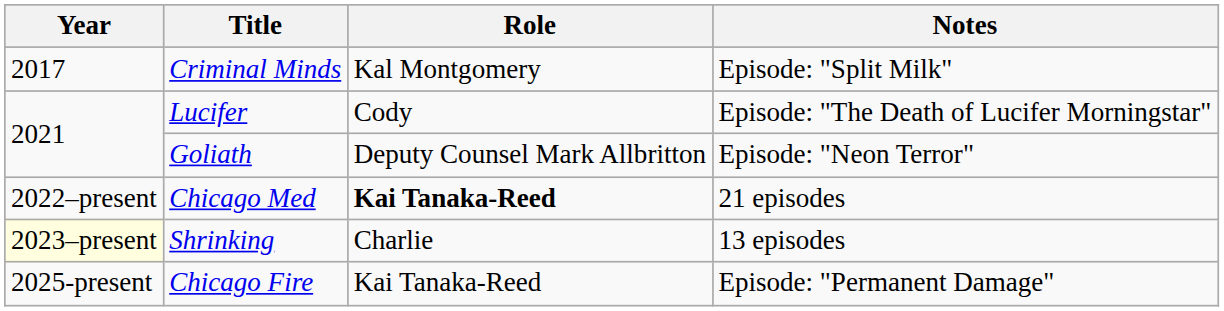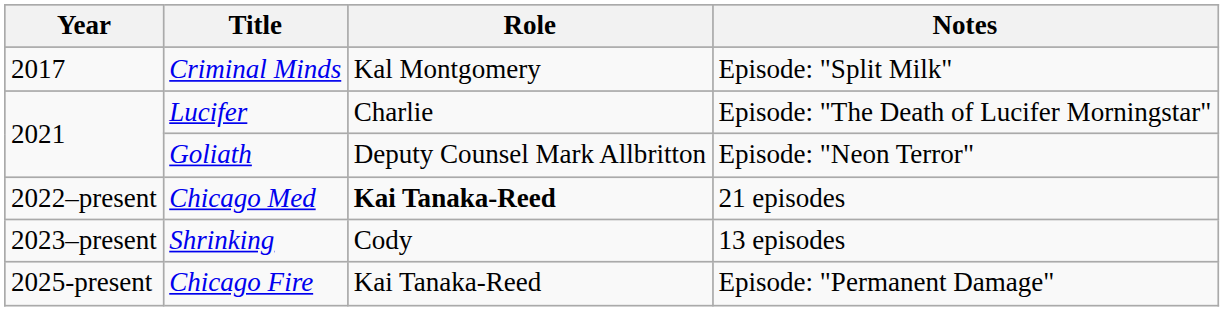(383, 111) Cody -> (394, 111) Charlie
(84, 240) lightyellow background -> (84, 240) no background
(394, 240) Charlie -> (383, 240) Cody
